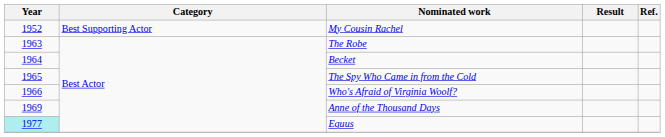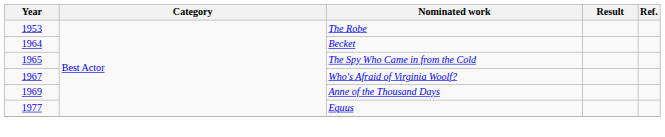- row: (366, 28)
(32, 44) 1963 -> (32, 28) 1953
(32, 92) 1966 -> (32, 76) 1967
(32, 124) paleturquoise background -> (32, 108) no background
